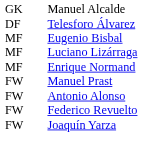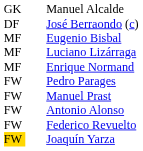+ row: (92, 23)
- row: (91, 23)
+ row: (81, 81)
(14, 124) no background -> (13, 139) gold background
